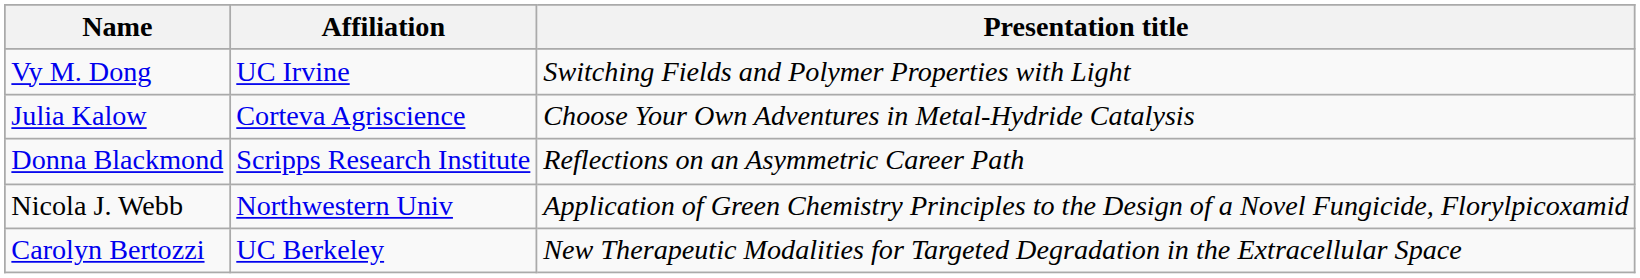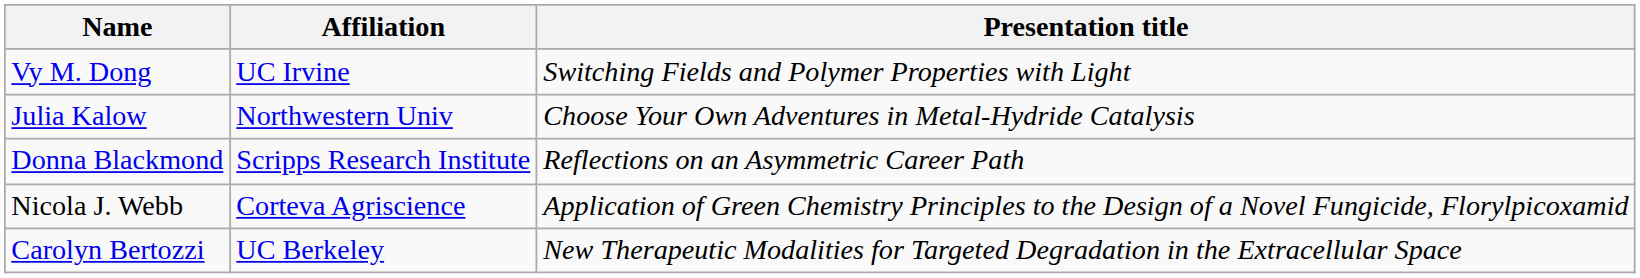(351, 116) Corteva Agriscience -> (345, 116) Northwestern Univ
(345, 205) Northwestern Univ -> (351, 205) Corteva Agriscience
